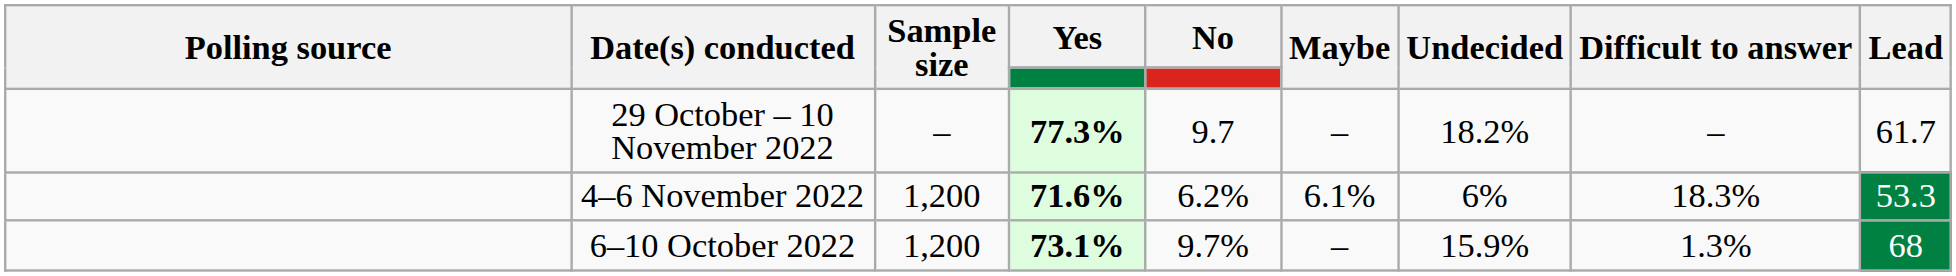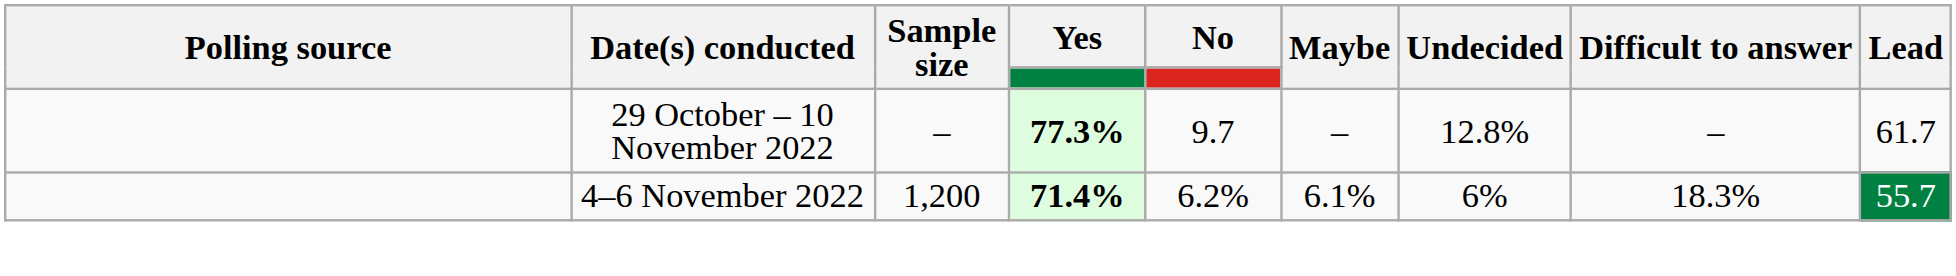(1485, 130) 18.2% -> (1485, 130) 12.8%
(1077, 196) 71.6% -> (1077, 196) 71.4%
(1906, 196) 53.3 -> (1906, 196) 55.7
- row: (722, 246)
